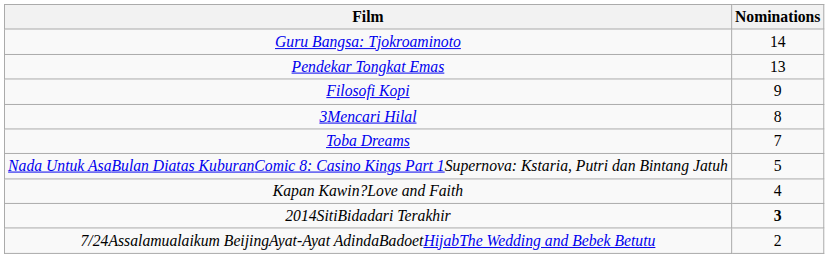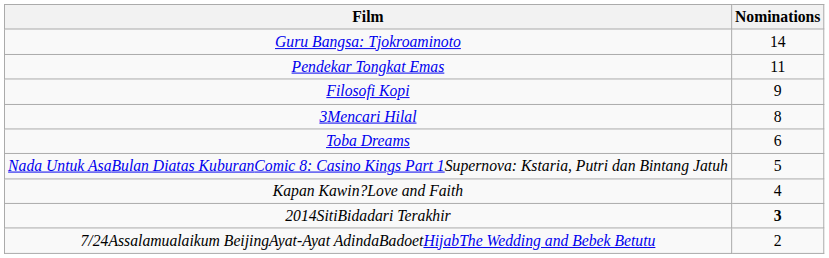(778, 66) 13 -> (778, 66) 11
(778, 141) 7 -> (778, 141) 6
